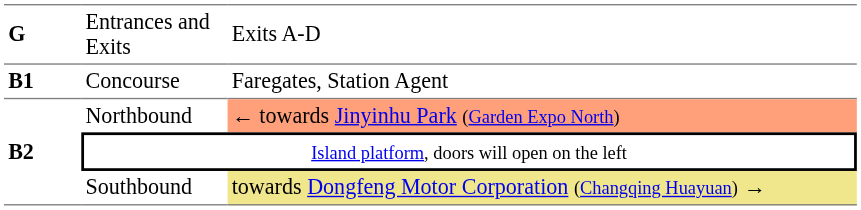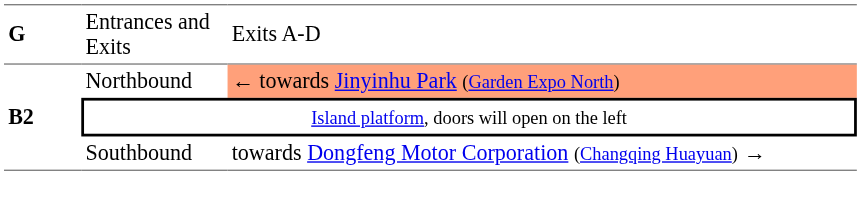- row: (133, 81)
(499, 187) khaki background -> (499, 152) no background
